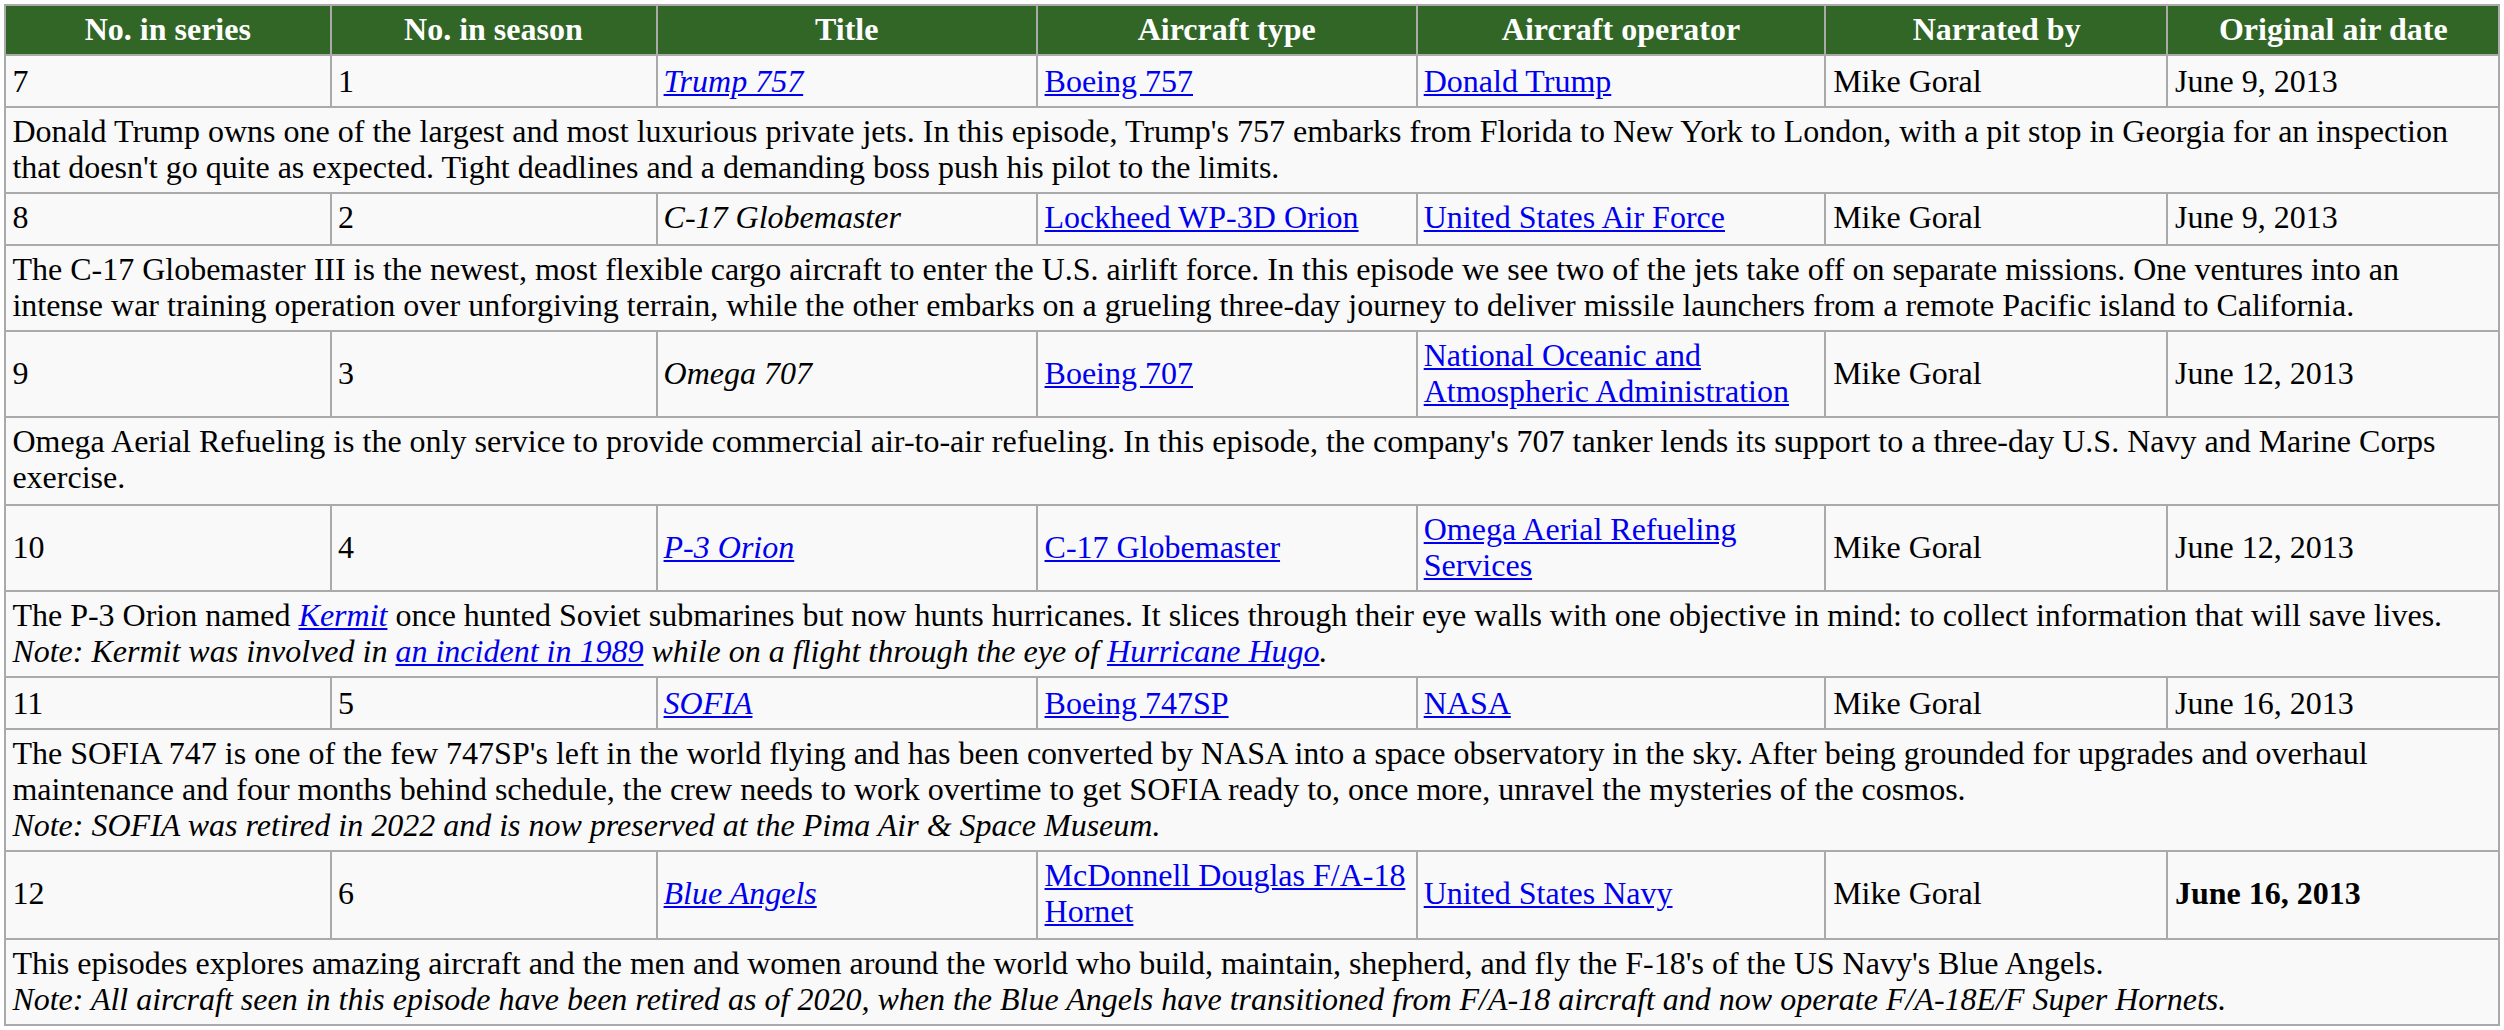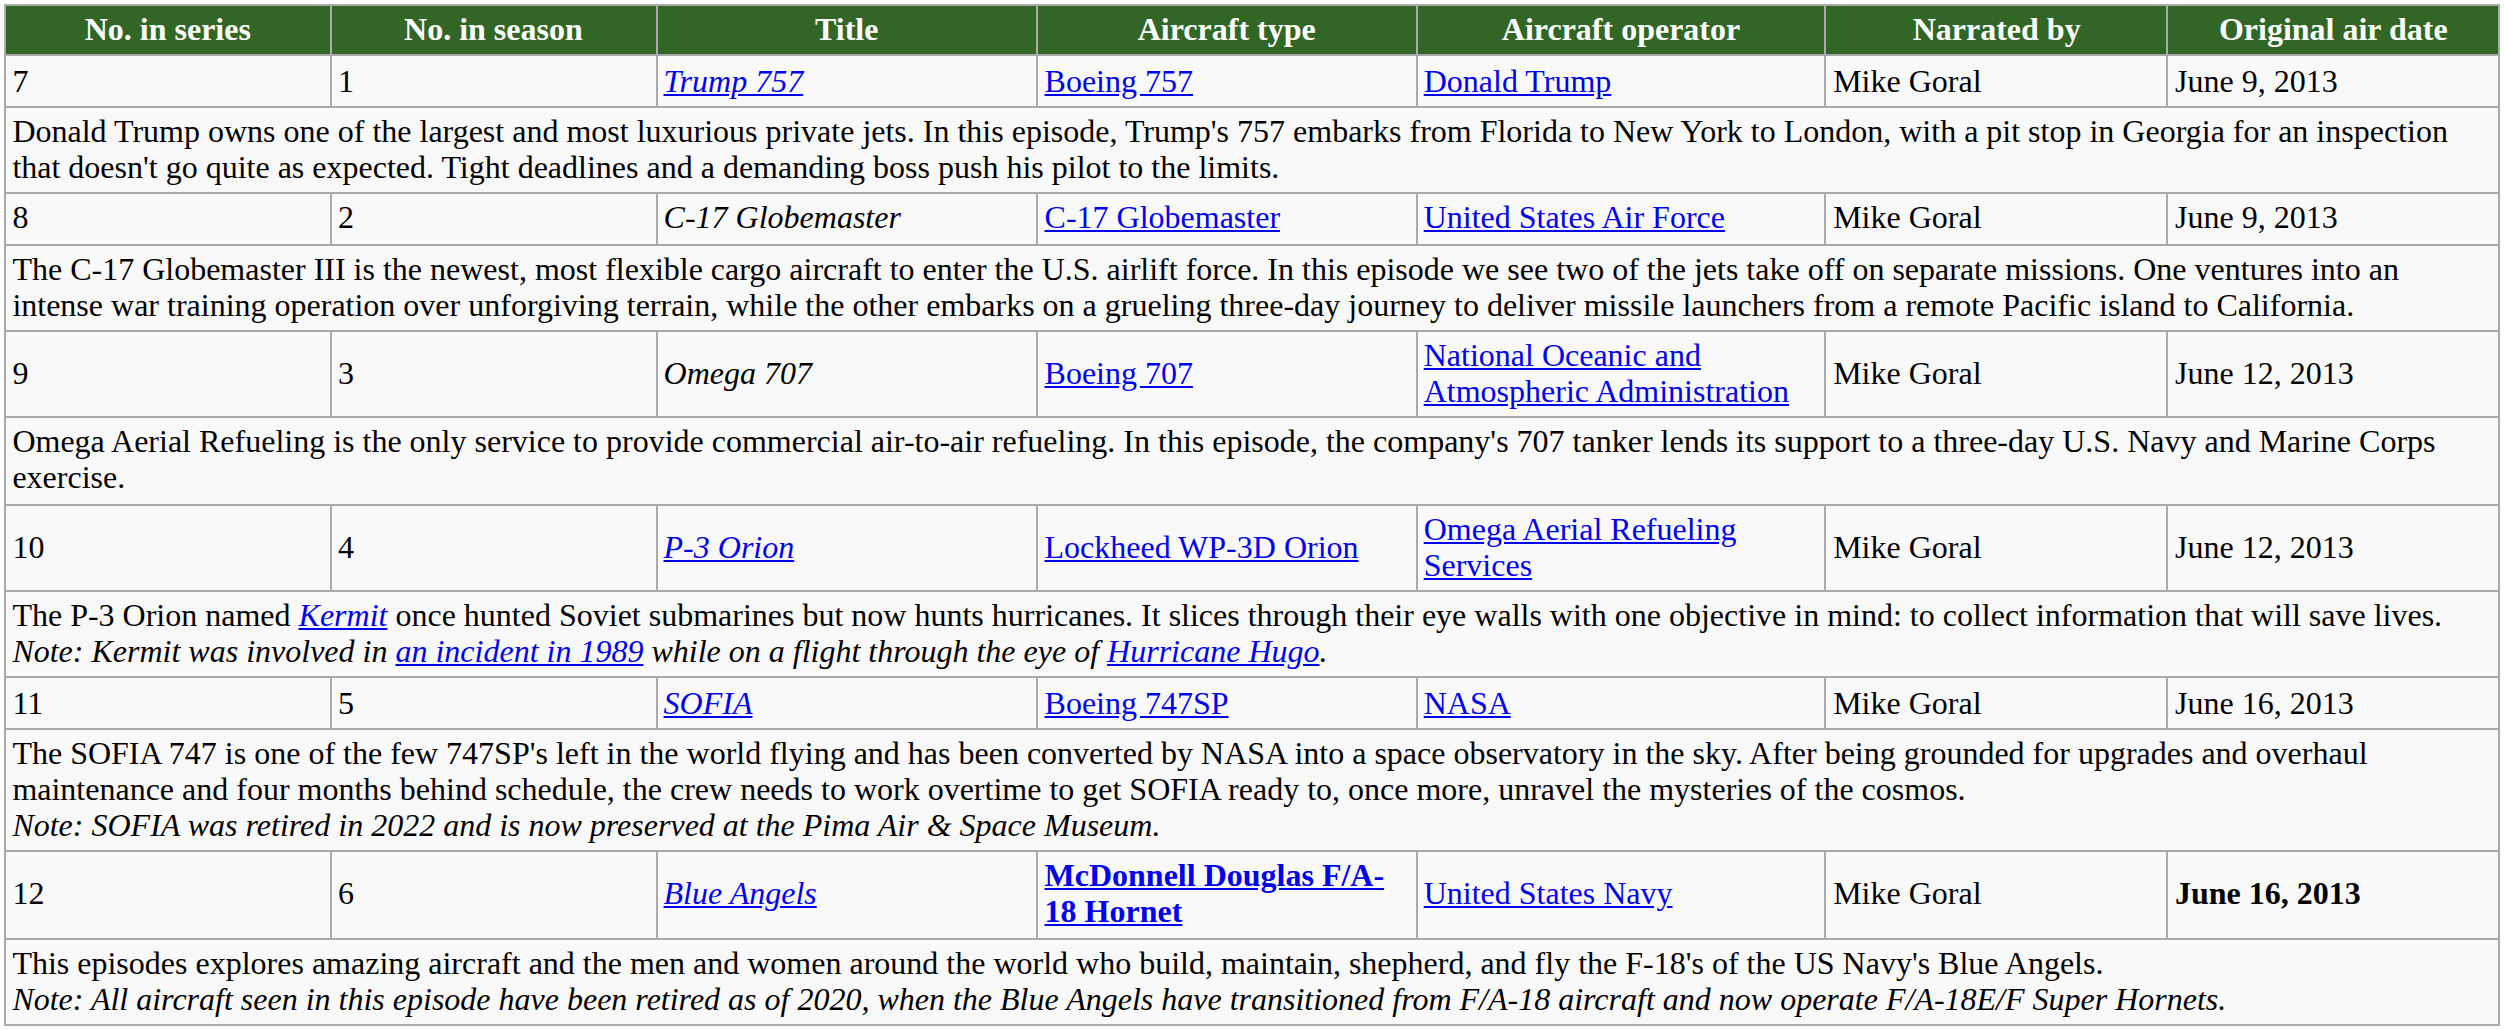(1202, 218) Lockheed WP-3D Orion -> (1162, 218) C-17 Globemaster
(1162, 547) C-17 Globemaster -> (1202, 547) Lockheed WP-3D Orion
(1225, 894) normal -> (1214, 894) bold
